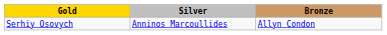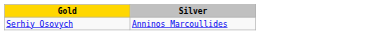- column: (319, 11)
